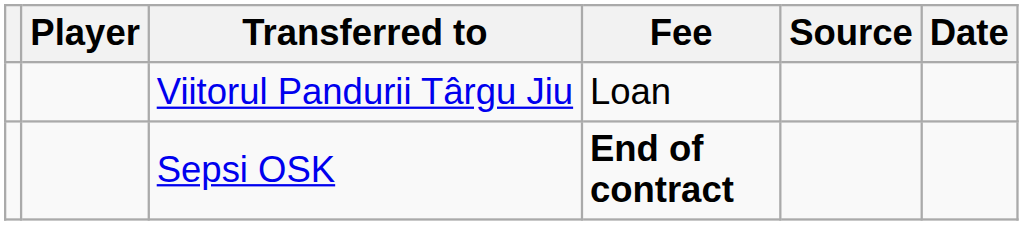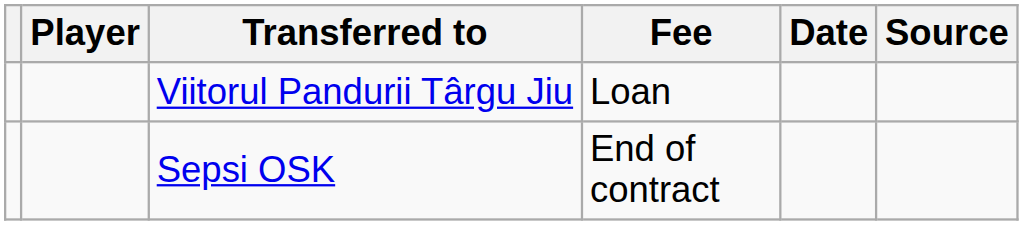columns swapped: (969, 33) <-> (851, 33)
(662, 169) bold -> (655, 169) normal
